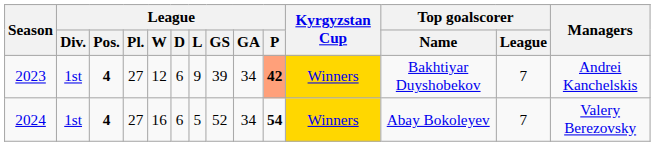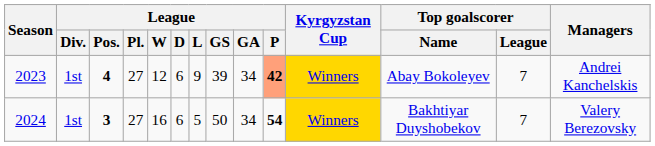(438, 76) Bakhtiyar Duyshobekov -> (438, 76) Abay Bokoleyev
(107, 120) 4 -> (107, 120) 3
(220, 120) 52 -> (220, 120) 50
(438, 120) Abay Bokoleyev -> (438, 120) Bakhtiyar Duyshobekov
